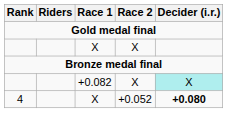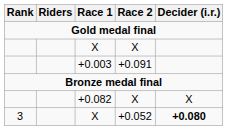+ row: (95, 64)
(189, 82) paleturquoise background -> (189, 99) no background
(20, 99) 4 -> (20, 116) 3
